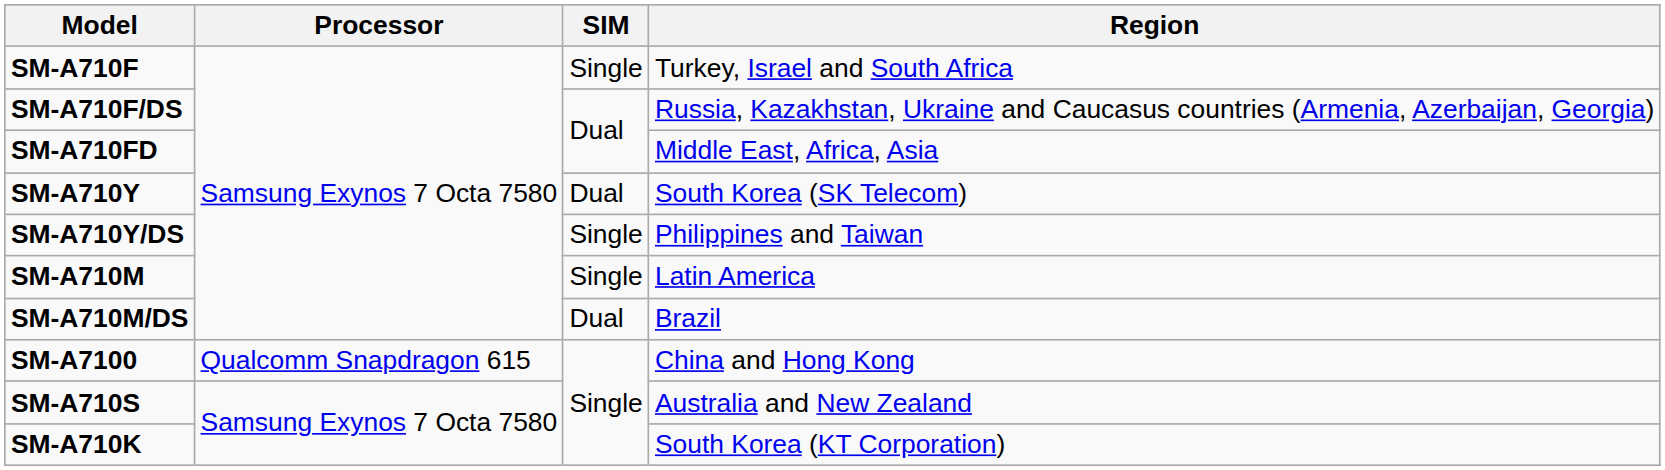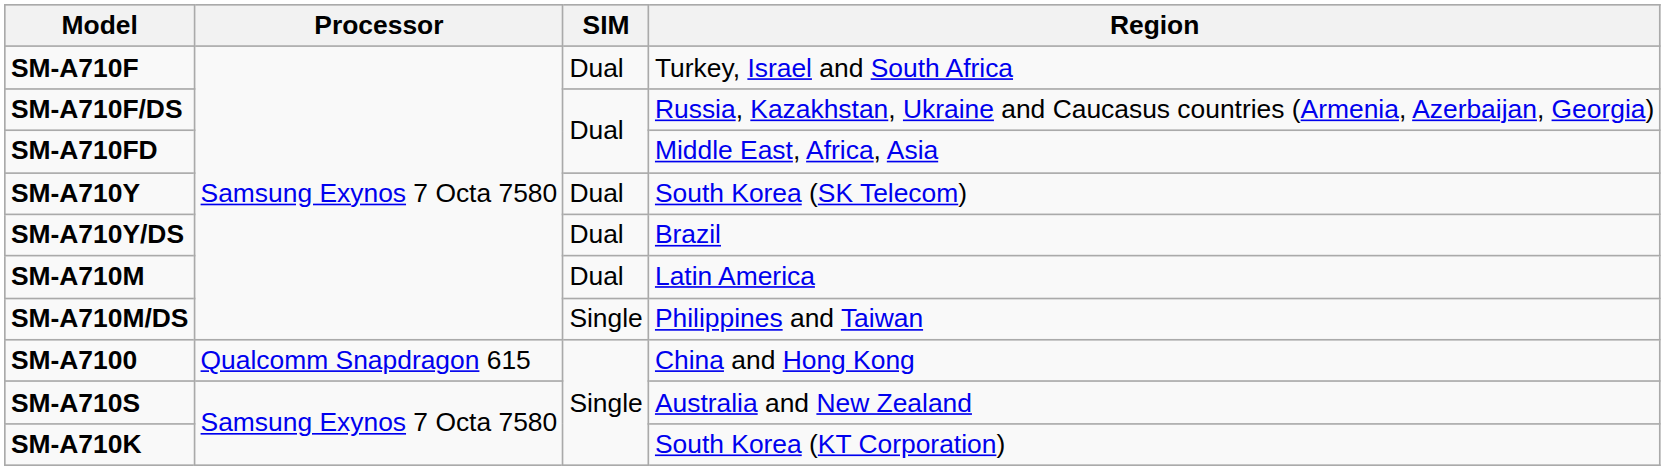(606, 67) Single -> (597, 67) Dual
(606, 234) Single -> (597, 234) Dual
(789, 234) Philippines and Taiwan -> (688, 234) Brazil
(606, 276) Single -> (597, 276) Dual
(597, 318) Dual -> (606, 318) Single
(688, 318) Brazil -> (789, 318) Philippines and Taiwan
